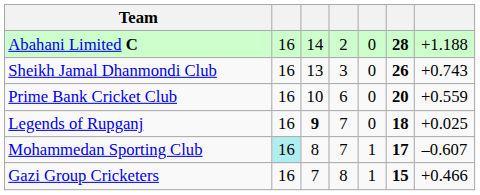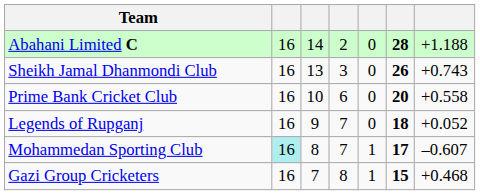(444, 96) +0.559 -> (444, 96) +0.558
(315, 123) bold -> (315, 123) normal
(444, 123) +0.025 -> (444, 123) +0.052
(444, 176) +0.466 -> (444, 176) +0.468
